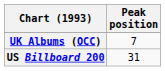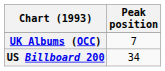(134, 57) 31 -> (134, 57) 34
